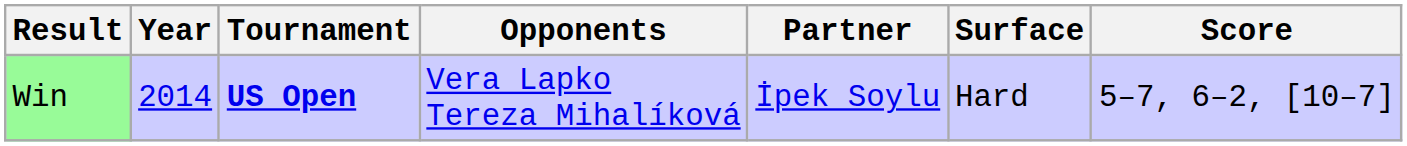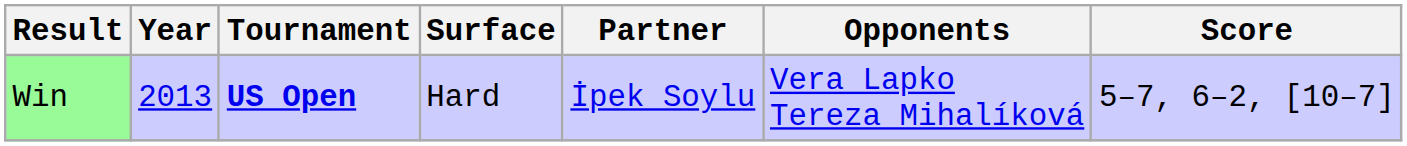columns swapped: (1020, 30) <-> (584, 30)
(175, 98) 2014 -> (175, 98) 2013
